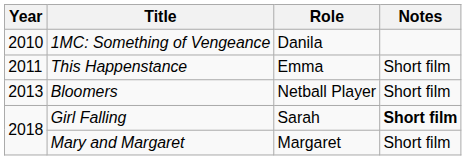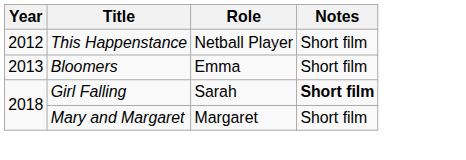- row: (160, 42)
(25, 67) 2011 -> (26, 42) 2012
(300, 67) Emma -> (244, 42) Netball Player
(327, 92) Netball Player -> (217, 67) Emma
